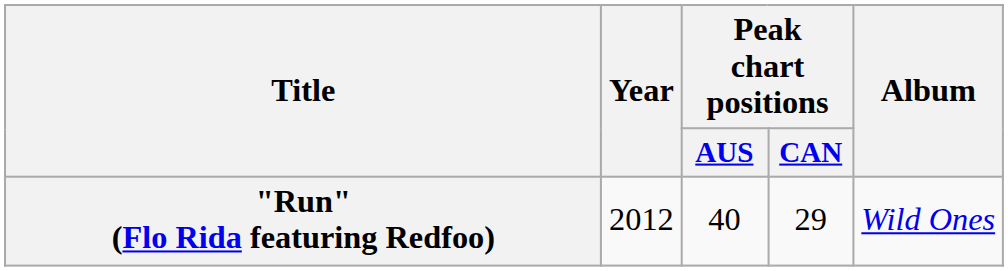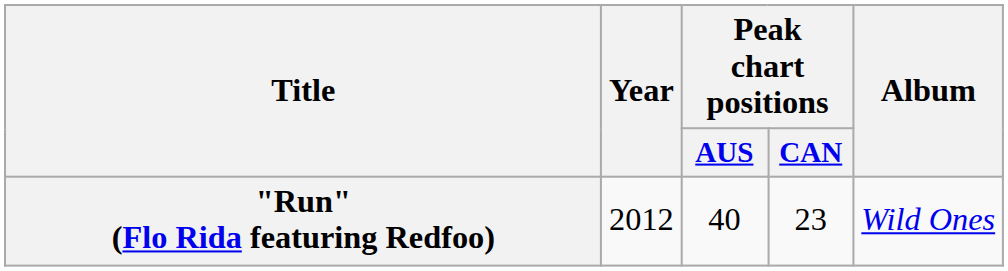(811, 220) 29 -> (811, 220) 23
